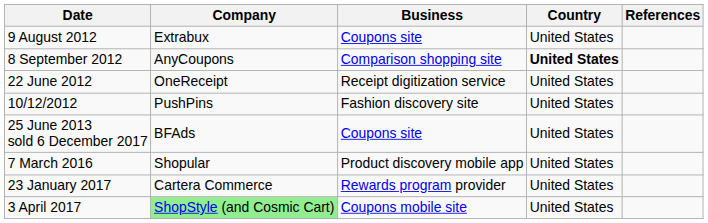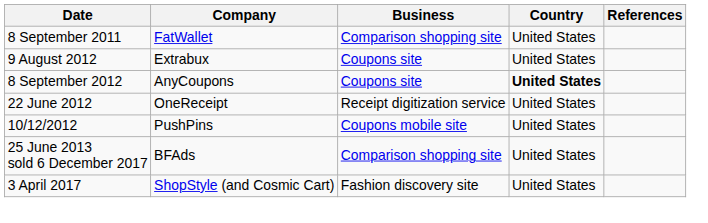+ row: (64, 37)
(421, 59) Comparison shopping site -> (381, 81) Coupons site
(410, 103) Fashion discovery site -> (404, 125) Coupons mobile site
(381, 133) Coupons site -> (421, 155) Comparison shopping site
- row: (50, 163)
- row: (59, 185)
(244, 207) lightgreen background -> (244, 185) no background
(404, 207) Coupons mobile site -> (410, 185) Fashion discovery site
